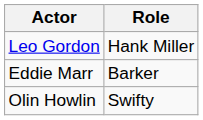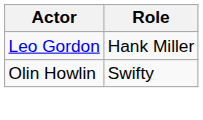- row: (51, 73)
